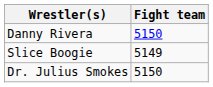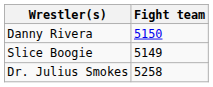(148, 72) 5150 -> (148, 72) 5258
